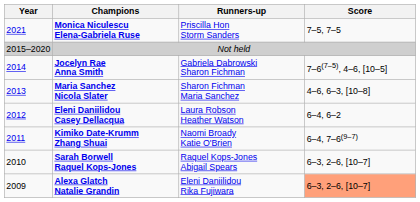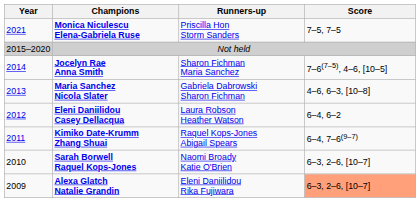(219, 68) Gabriela Dabrowski Sharon Fichman -> (213, 68) Sharon Fichman Maria Sanchez
(213, 92) Sharon Fichman Maria Sanchez -> (219, 92) Gabriela Dabrowski Sharon Fichman
(208, 139) Naomi Broady Katie O'Brien -> (219, 139) Raquel Kops-Jones Abigail Spears
(219, 162) Raquel Kops-Jones Abigail Spears -> (208, 162) Naomi Broady Katie O'Brien
